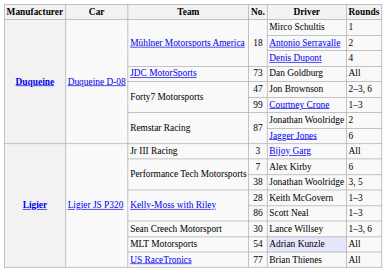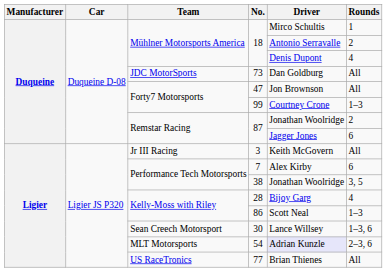(360, 89) 2–3, 6 -> (355, 89) All
(290, 151) Bijoy Garg -> (301, 151) Keith McGovern
(301, 197) Keith McGovern -> (290, 197) Bijoy Garg
(356, 197) 1–3 -> (351, 197) 4
(355, 244) All -> (360, 244) 2–3, 6
